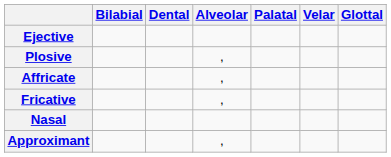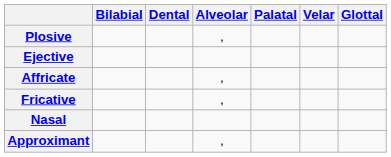rows swapped: (48, 57) <-> (48, 36)
